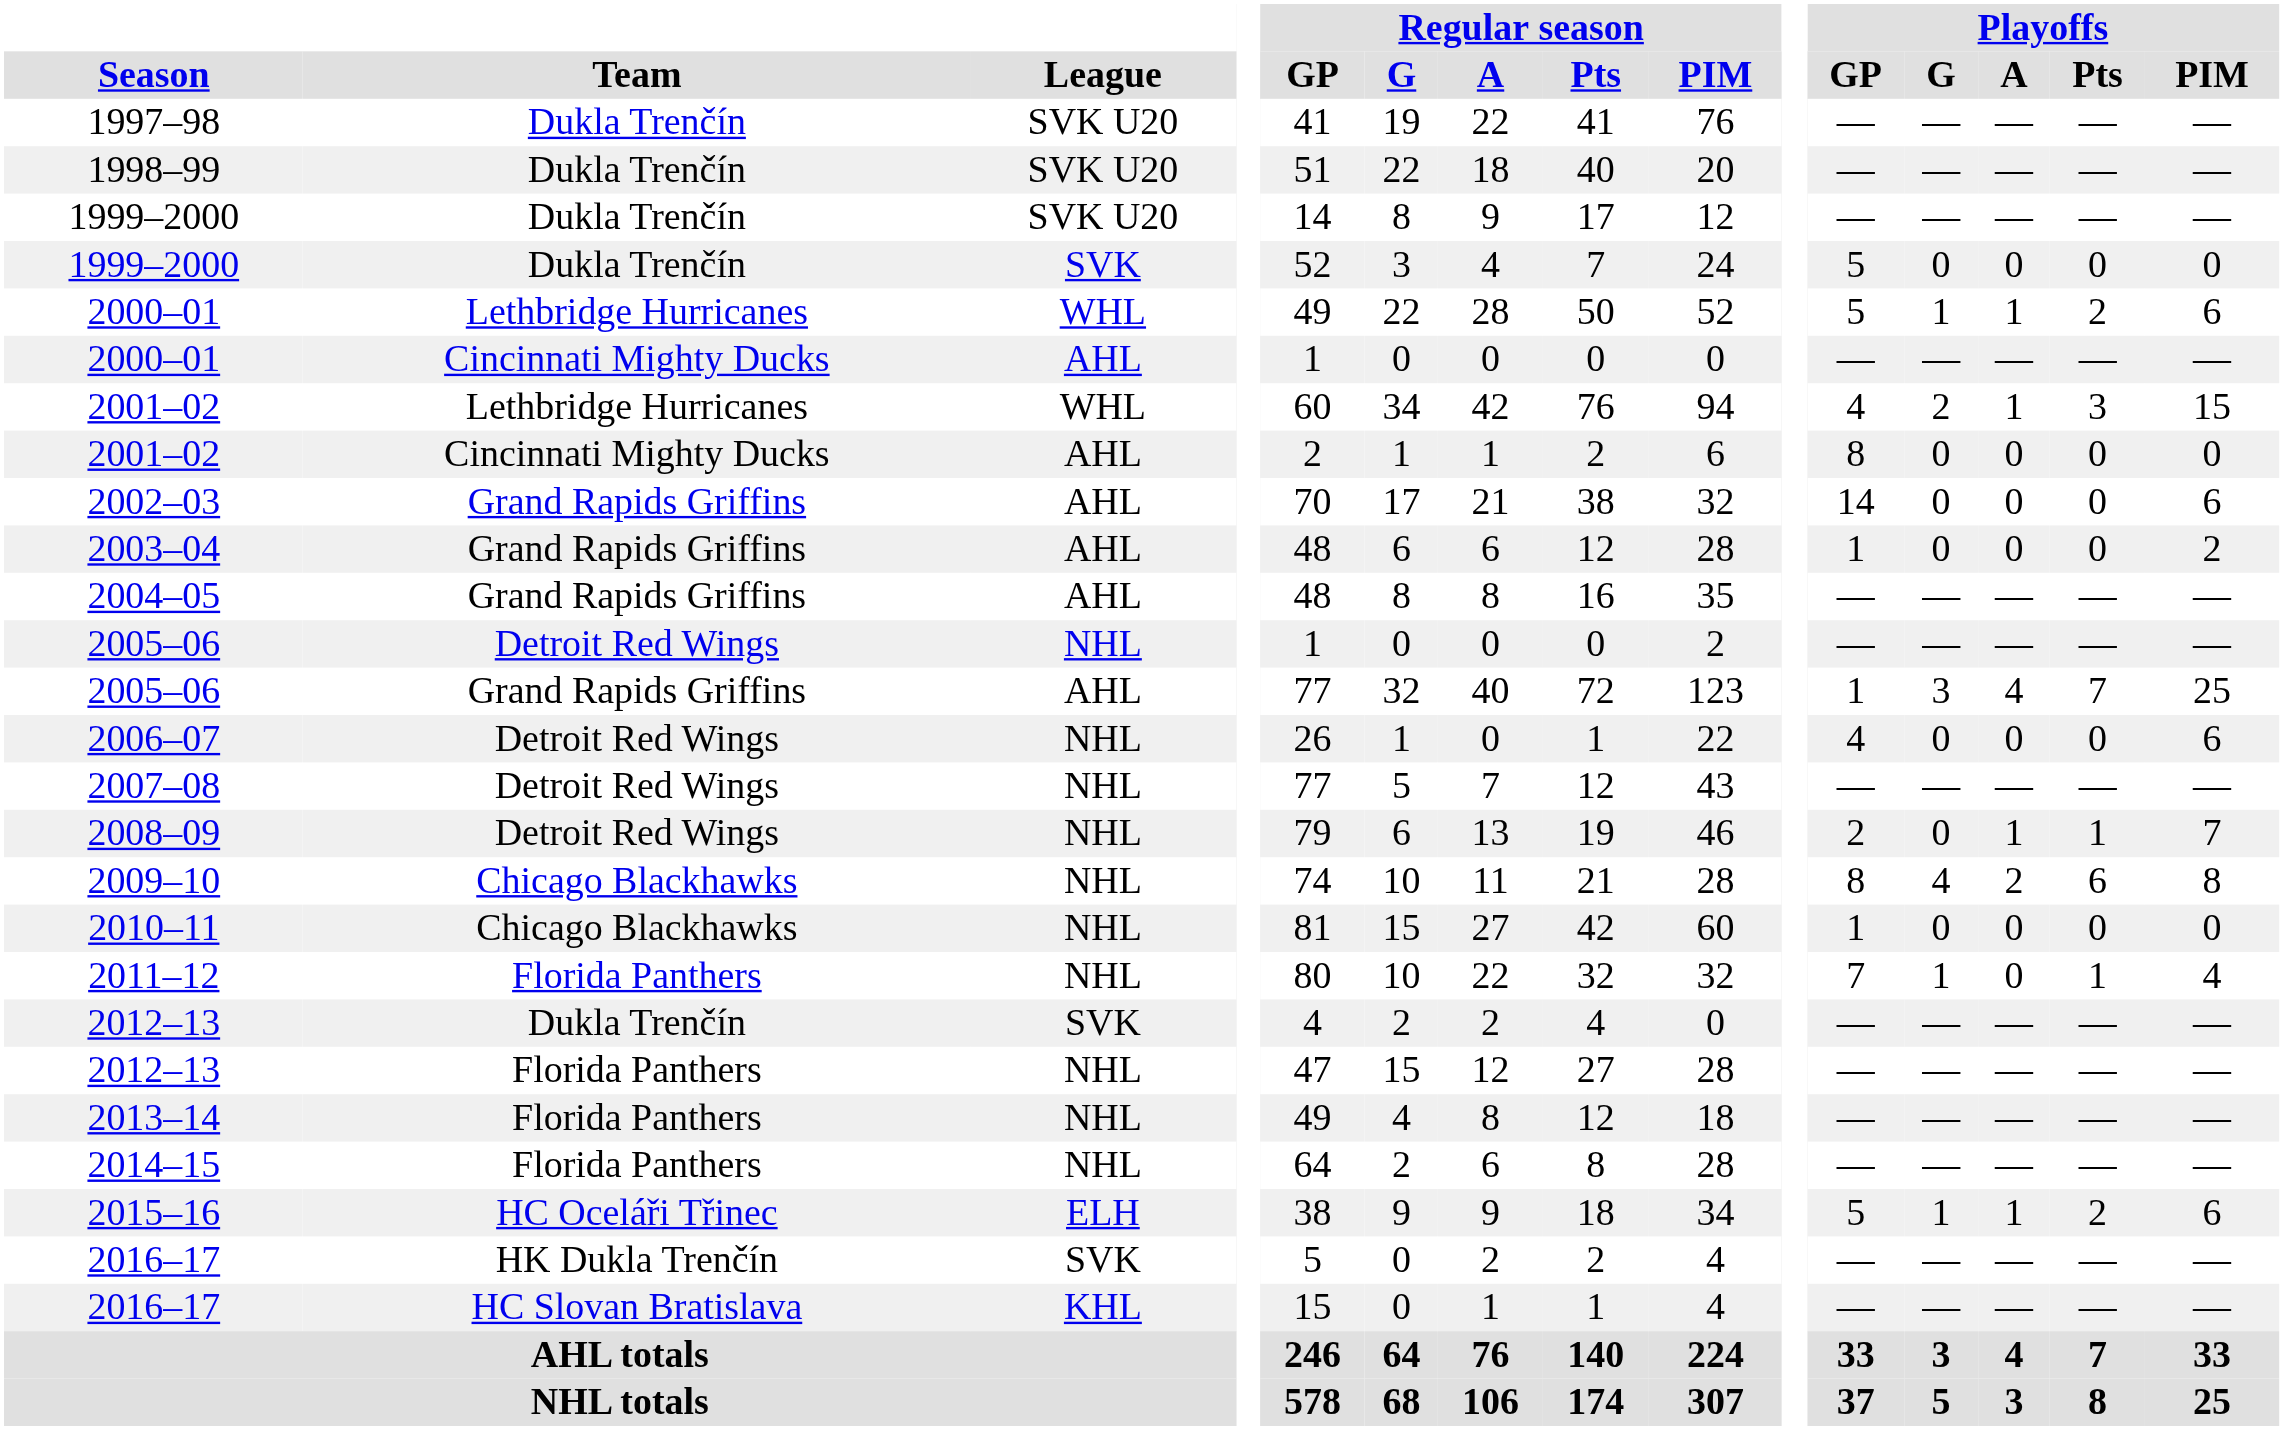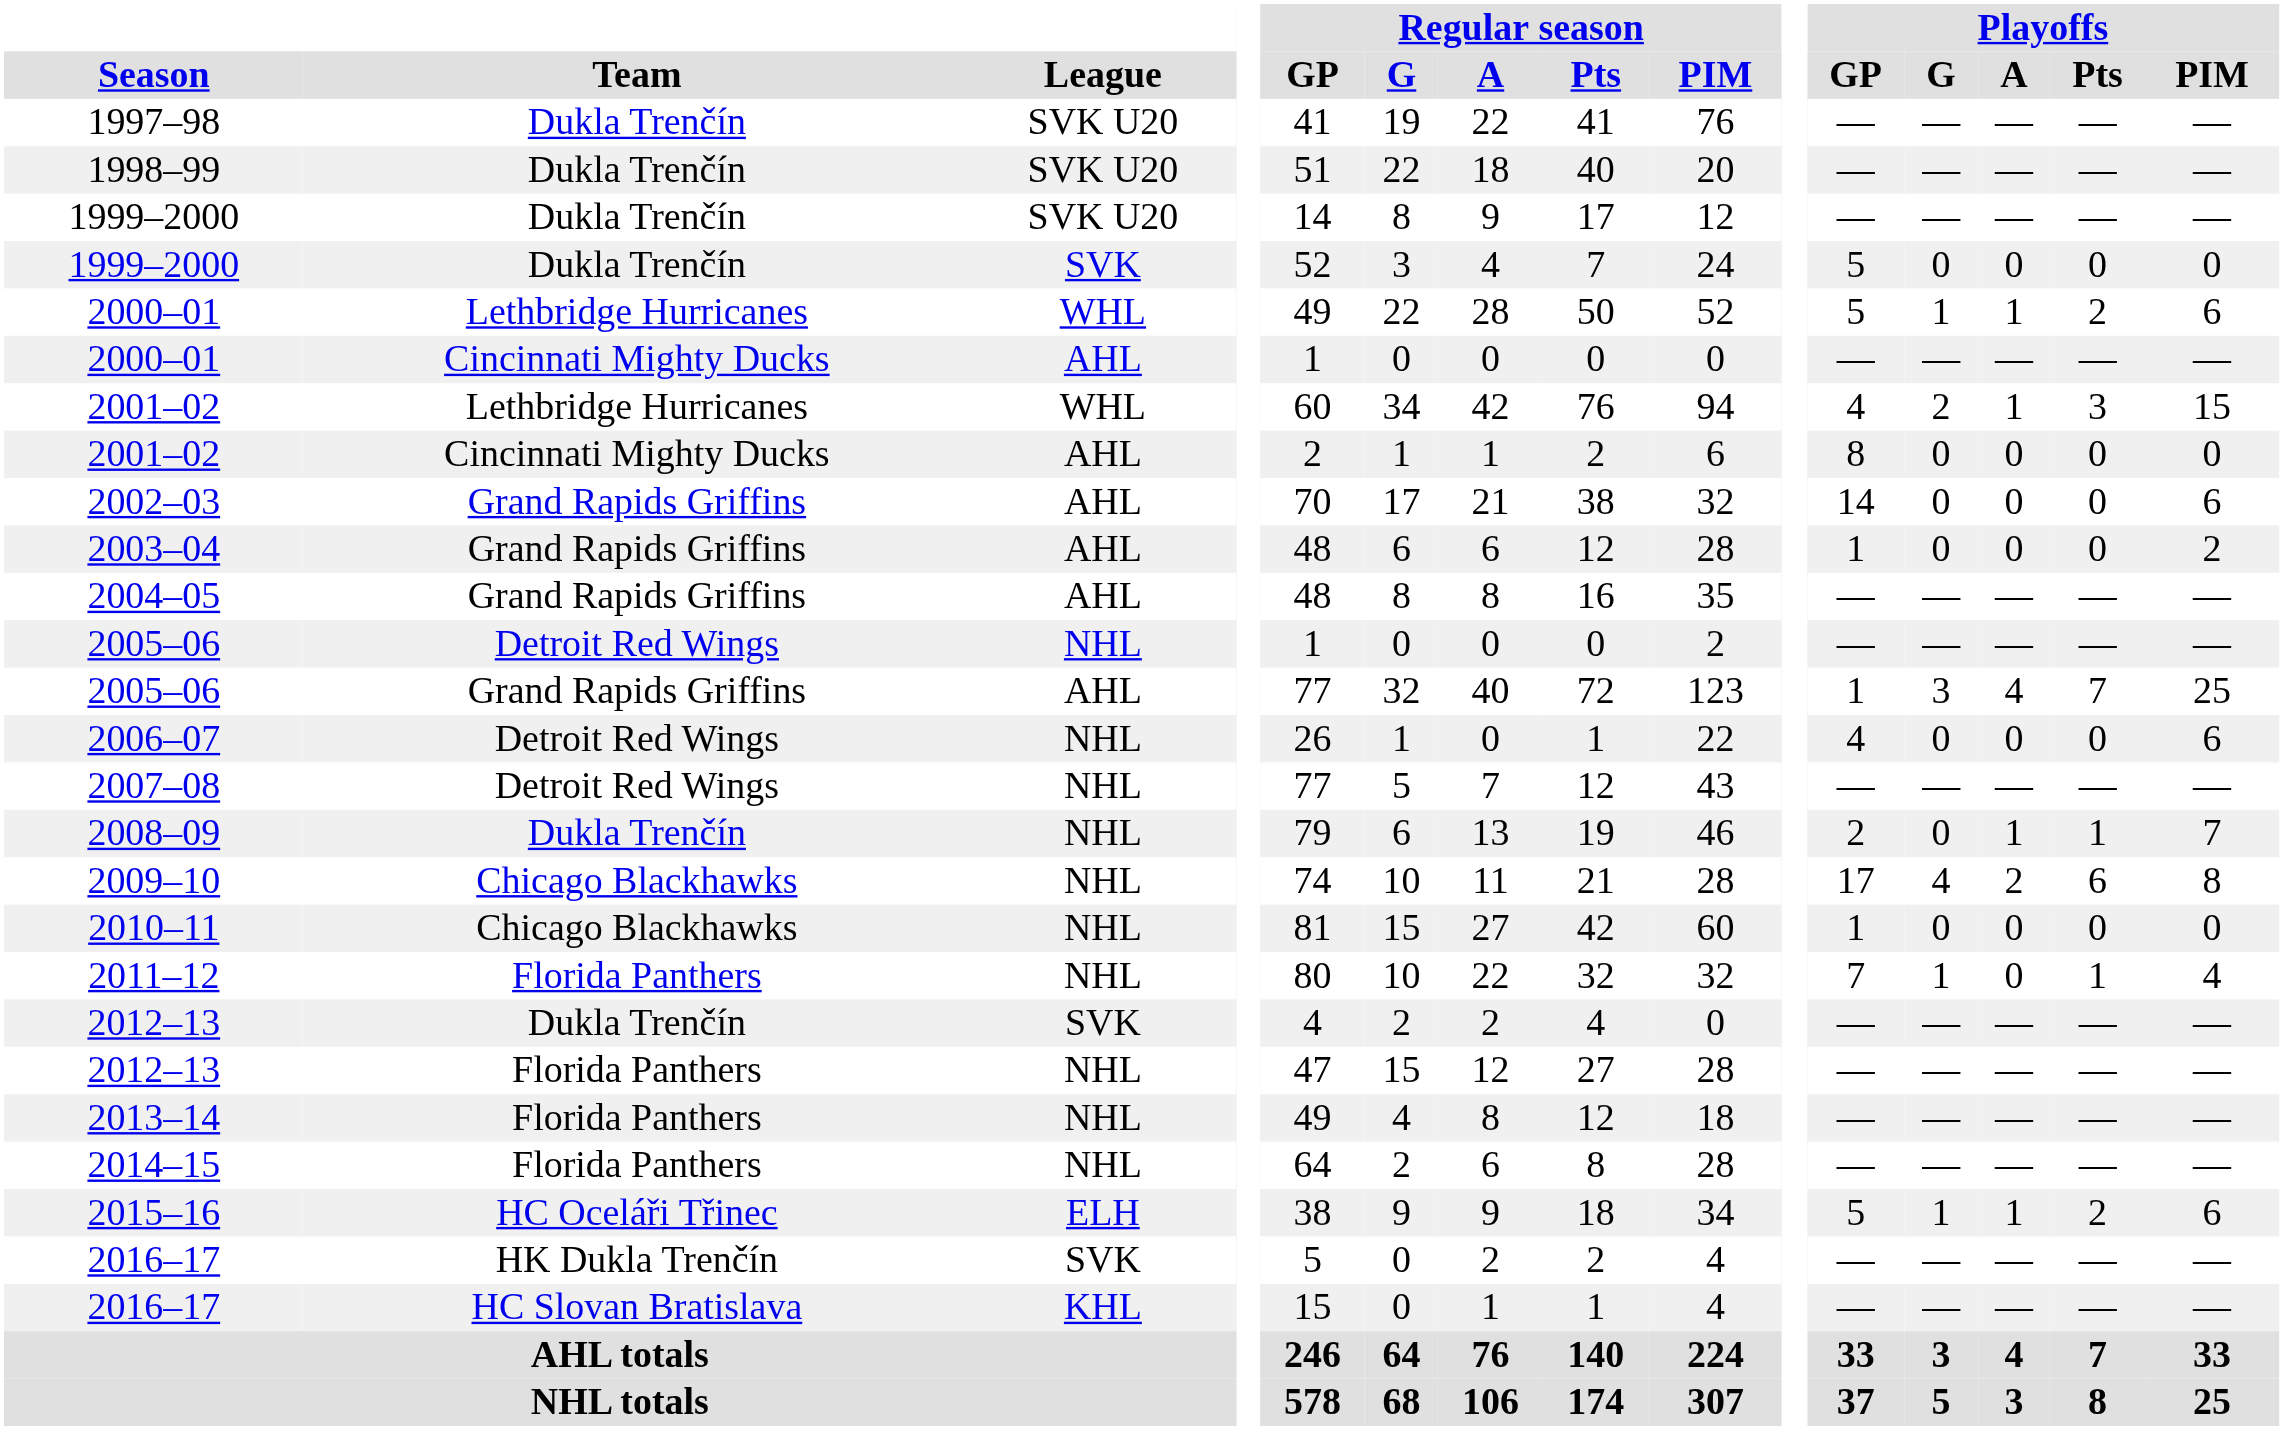(637, 832) Detroit Red Wings -> (637, 832) Dukla Trenčín
(1856, 880) 8 -> (1856, 880) 17
